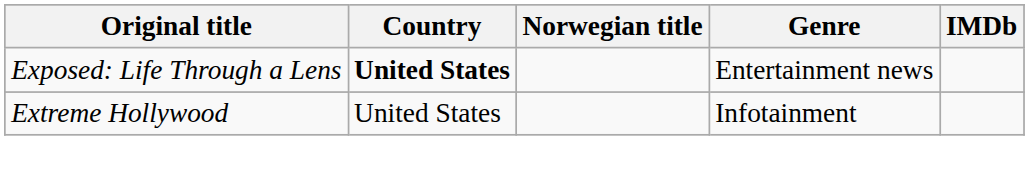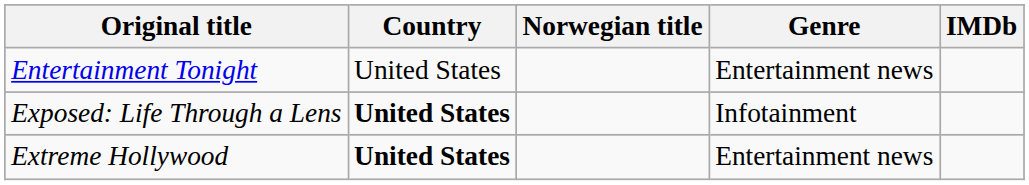+ row: (134, 69)
(824, 69) Entertainment news -> (786, 112) Infotainment
(427, 112) normal -> (432, 156) bold
(786, 112) Infotainment -> (824, 156) Entertainment news
